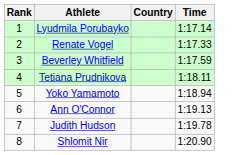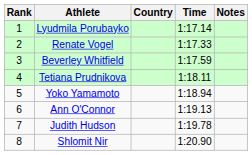+ column: (231, 12)
